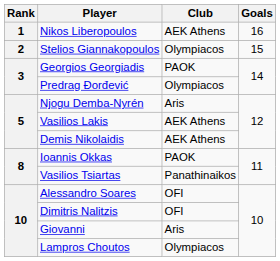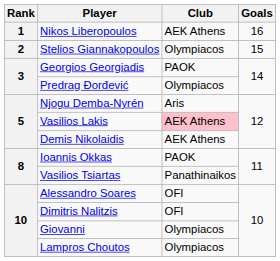(195, 121) no background -> (195, 121) pink background
(174, 229) Aris -> (194, 229) Olympiacos
